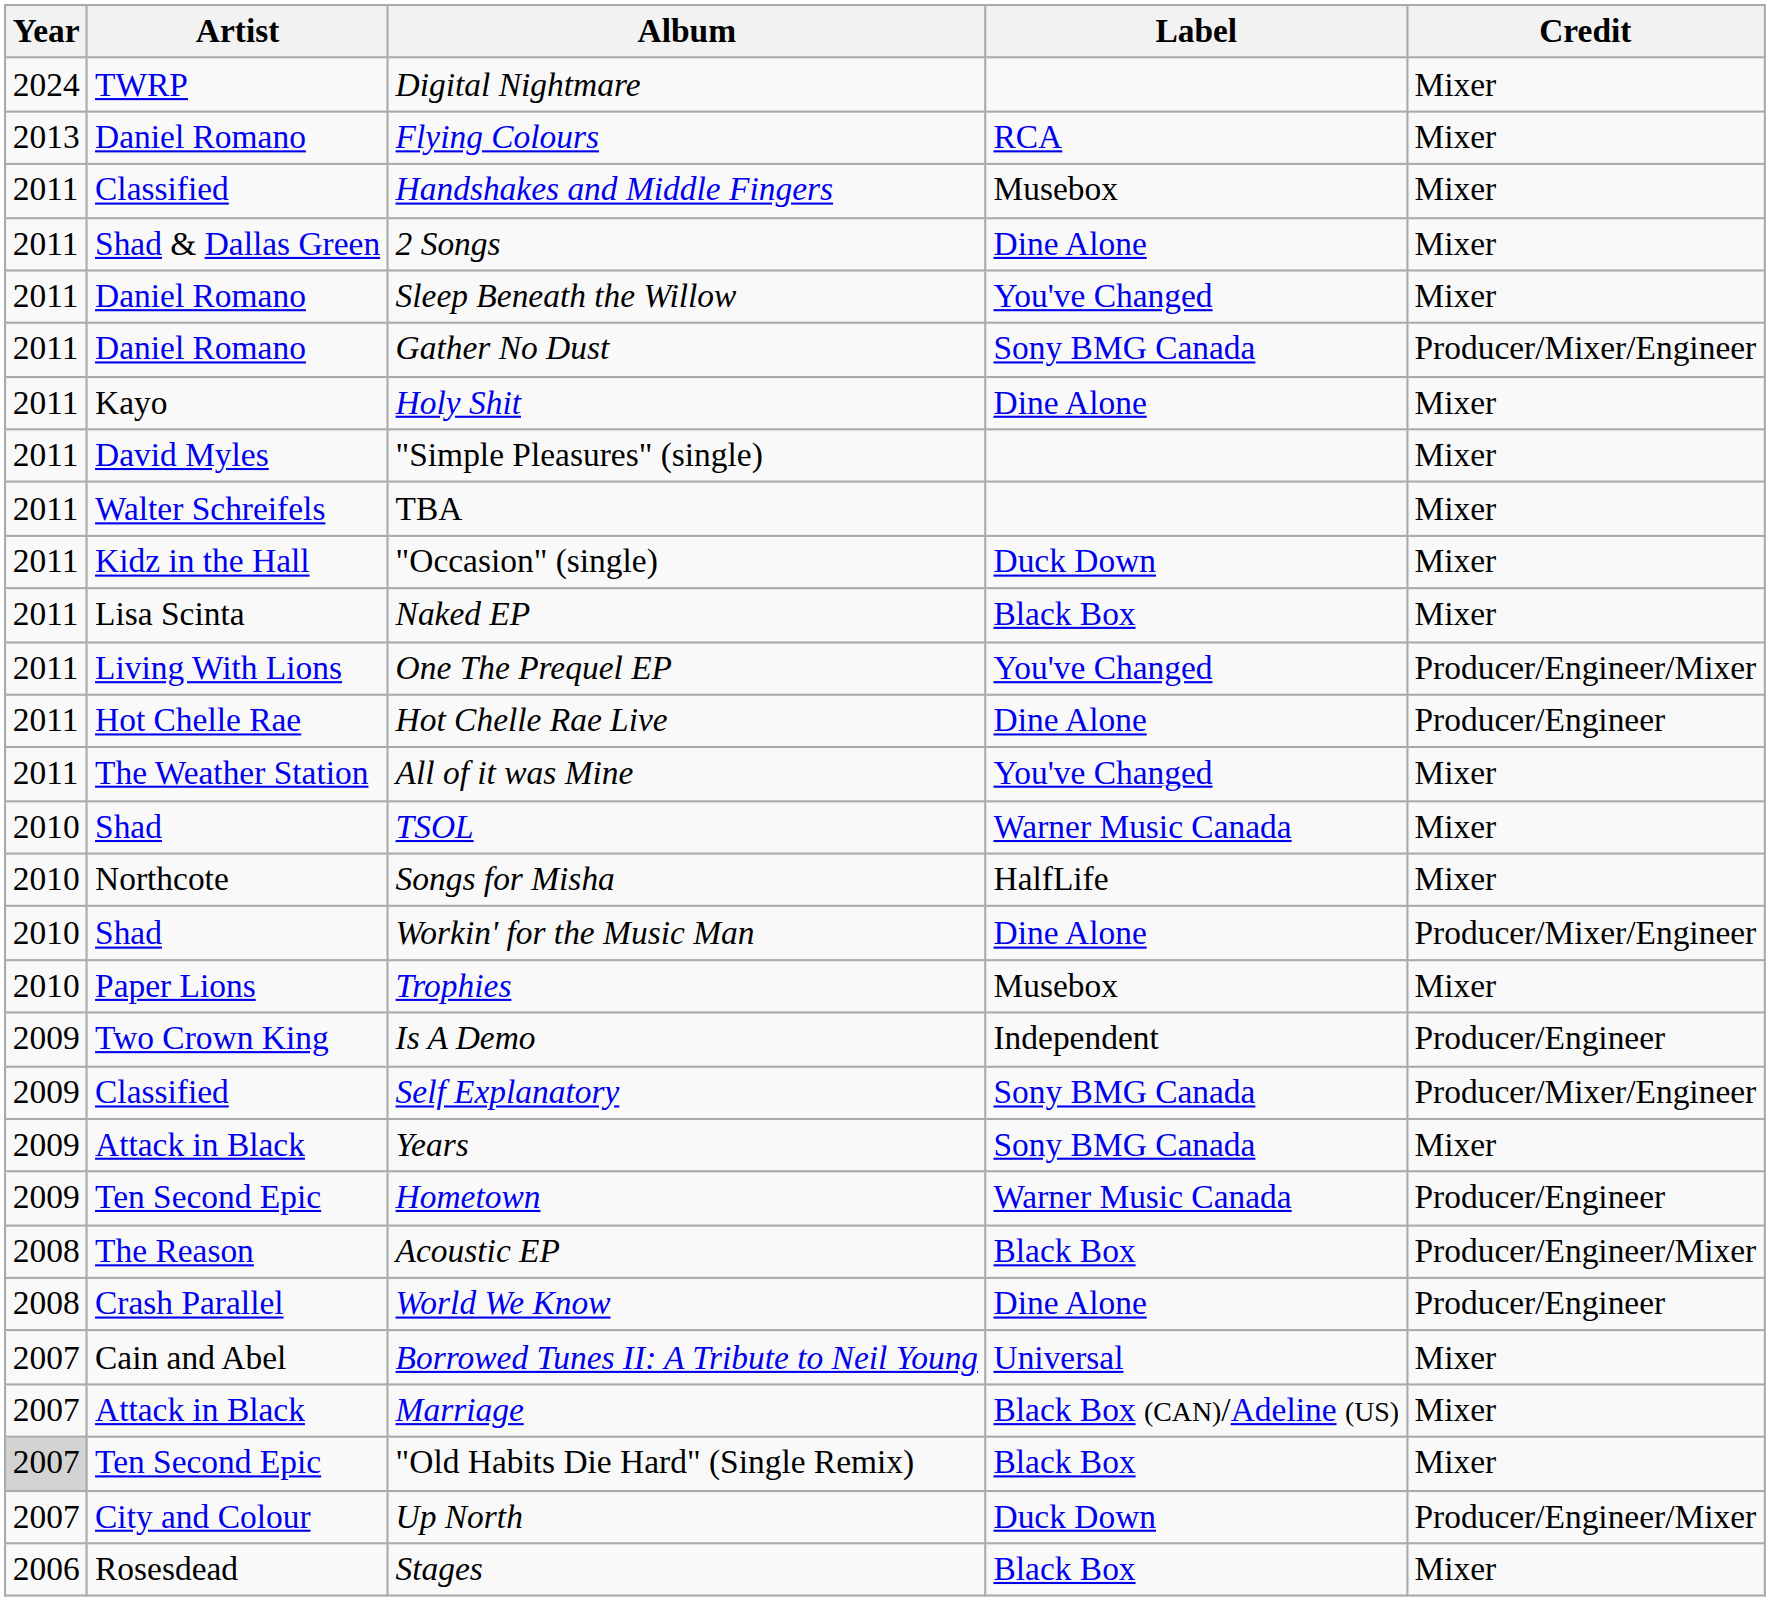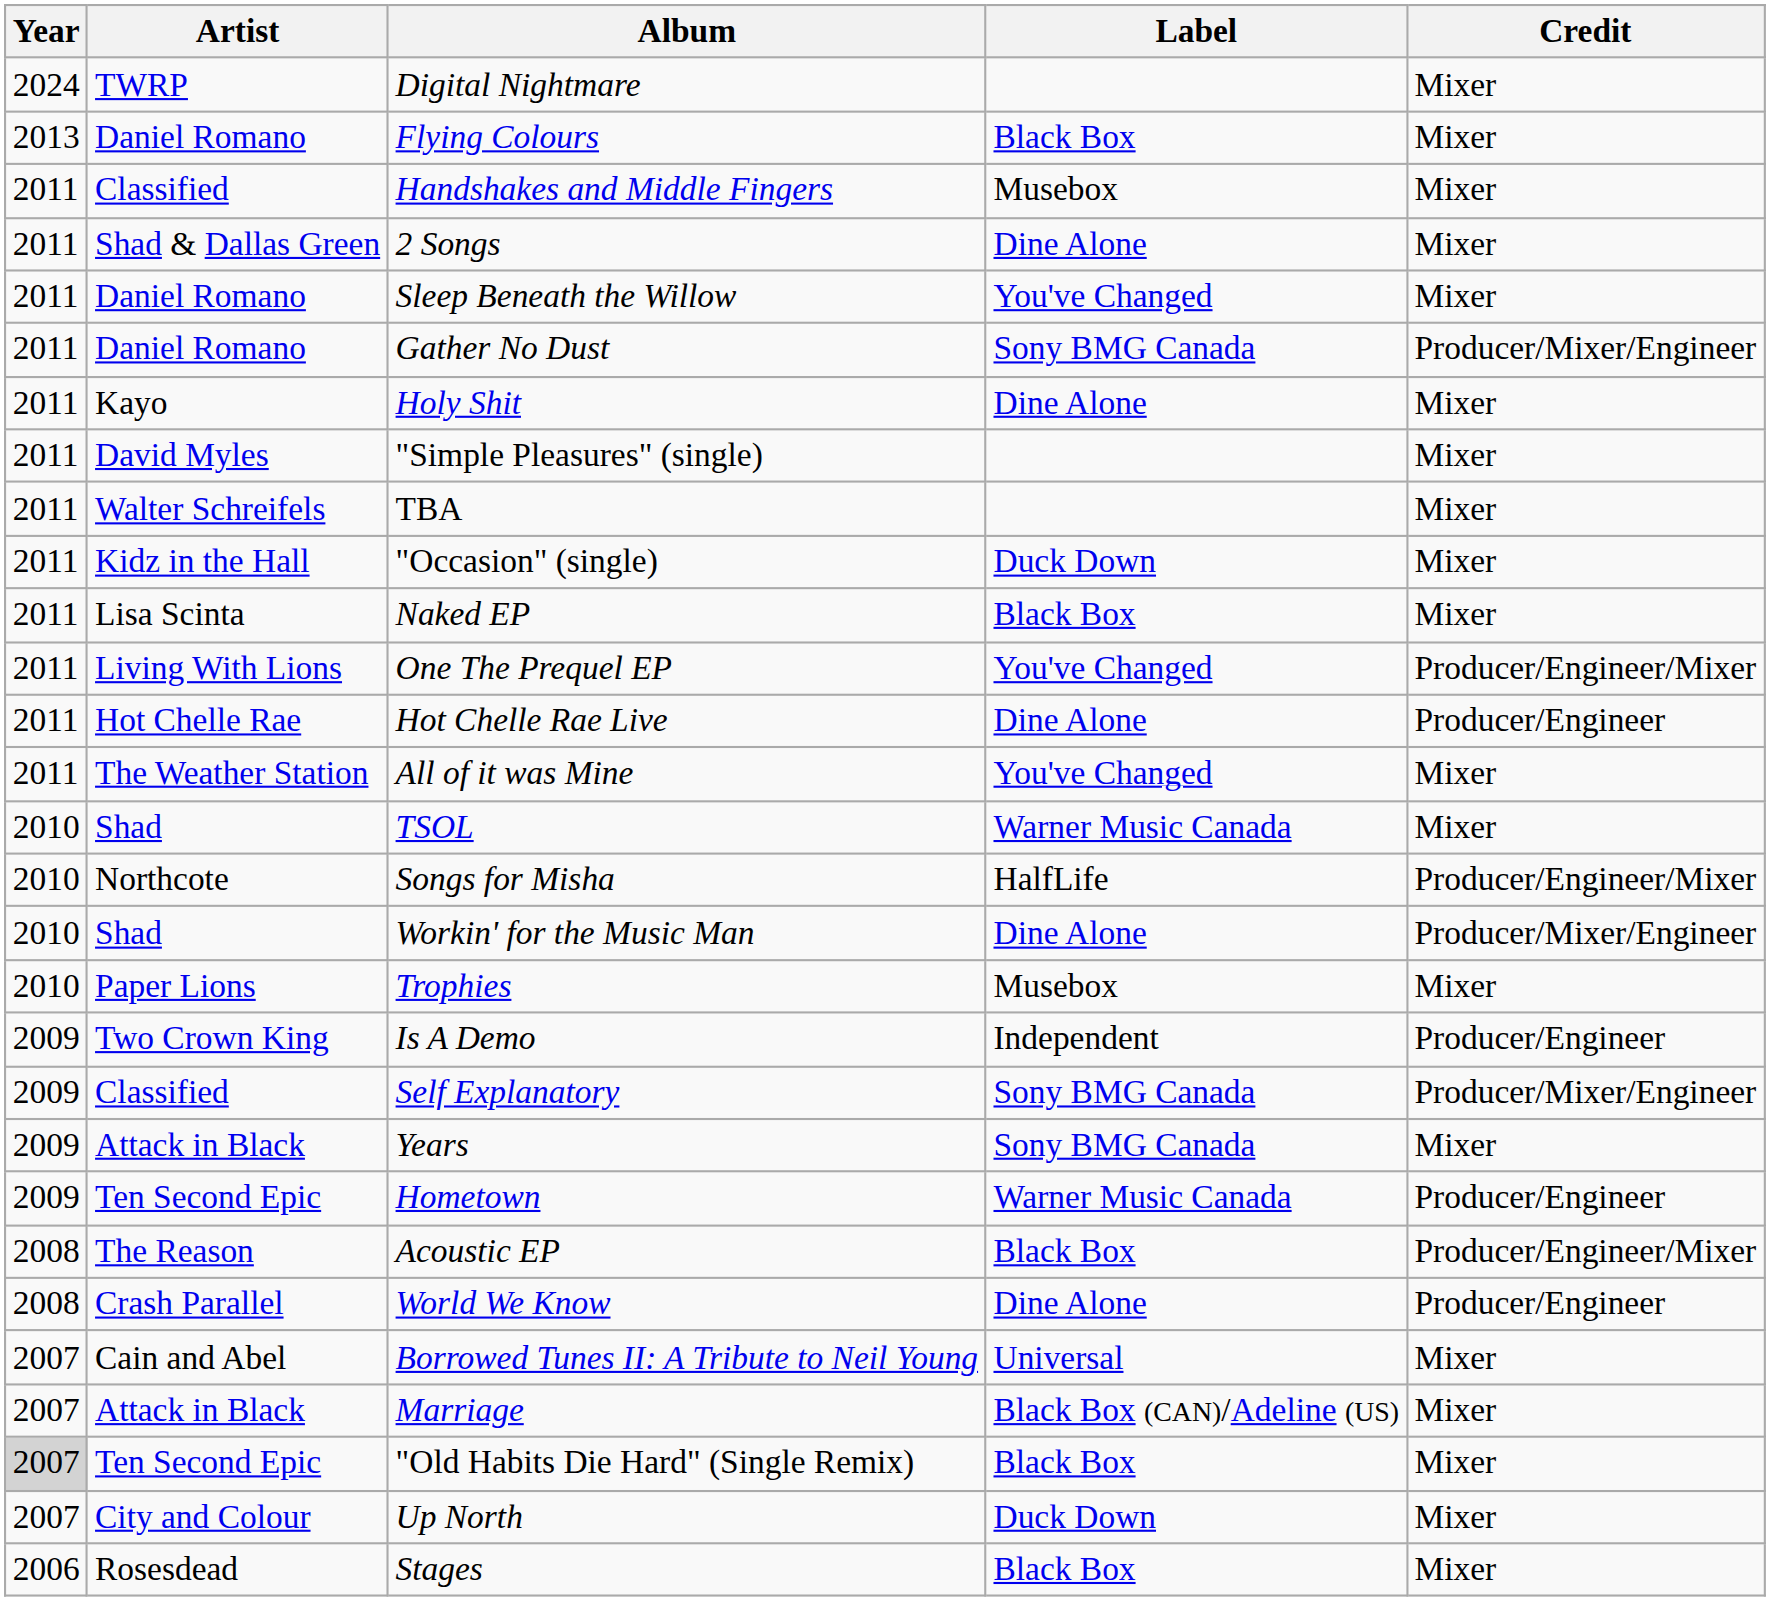(1028, 137) RCA -> (1065, 137) Black Box
(1455, 879) Mixer -> (1585, 879) Producer/Engineer/Mixer
(1585, 1515) Producer/Engineer/Mixer -> (1455, 1515) Mixer
